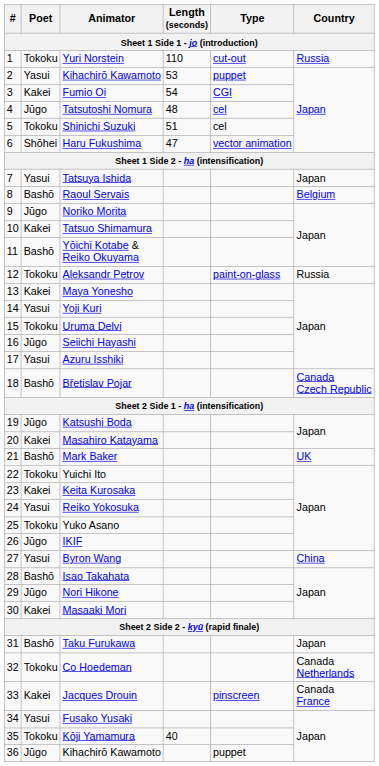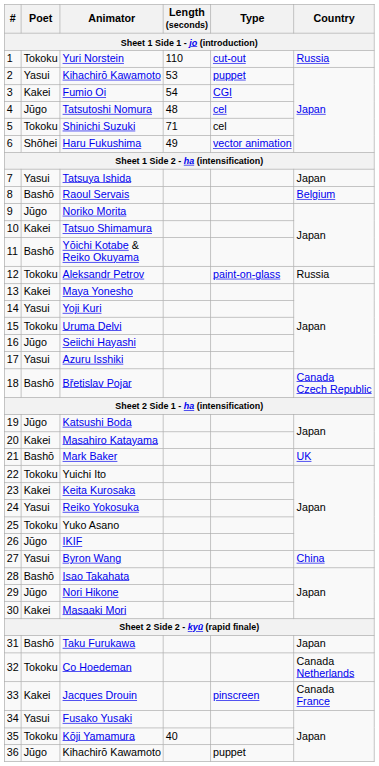(172, 127) 51 -> (172, 127) 71
(172, 144) 47 -> (172, 144) 49
